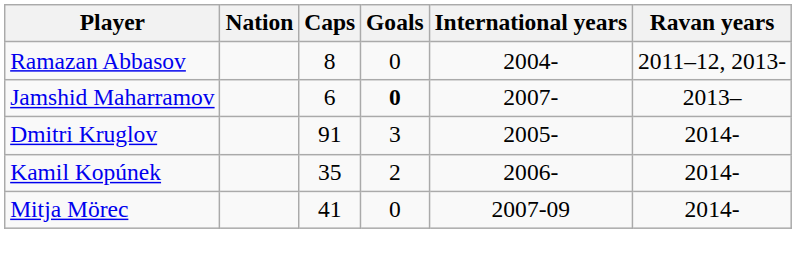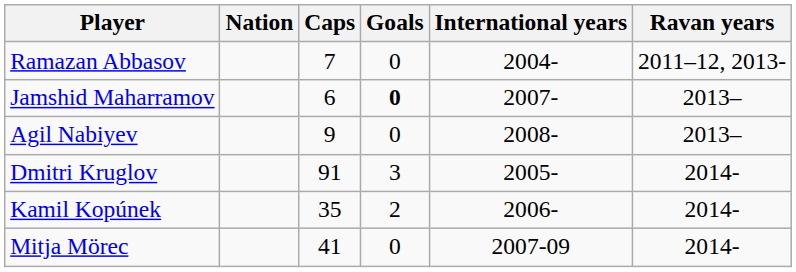(330, 60) 8 -> (330, 60) 7
+ row: (74, 135)
